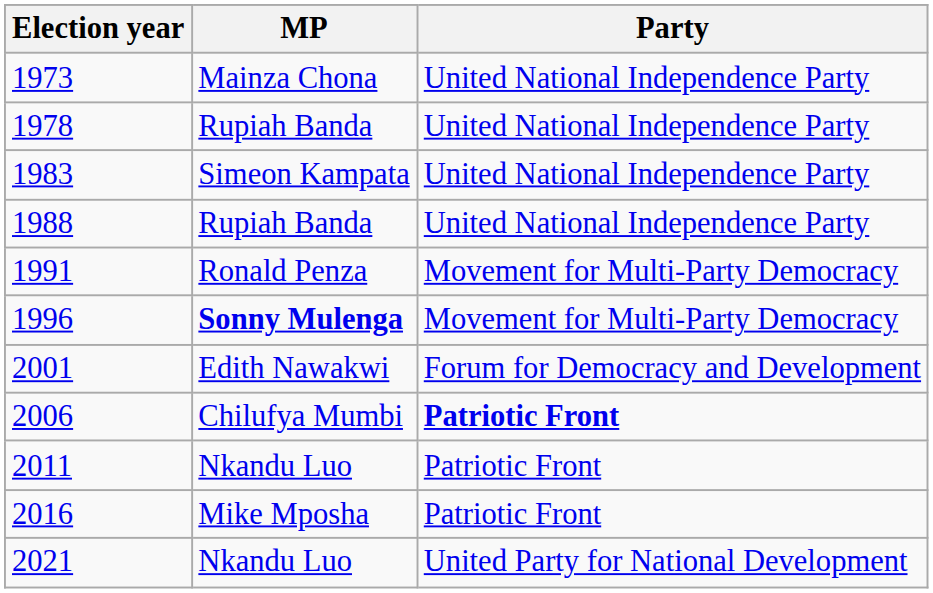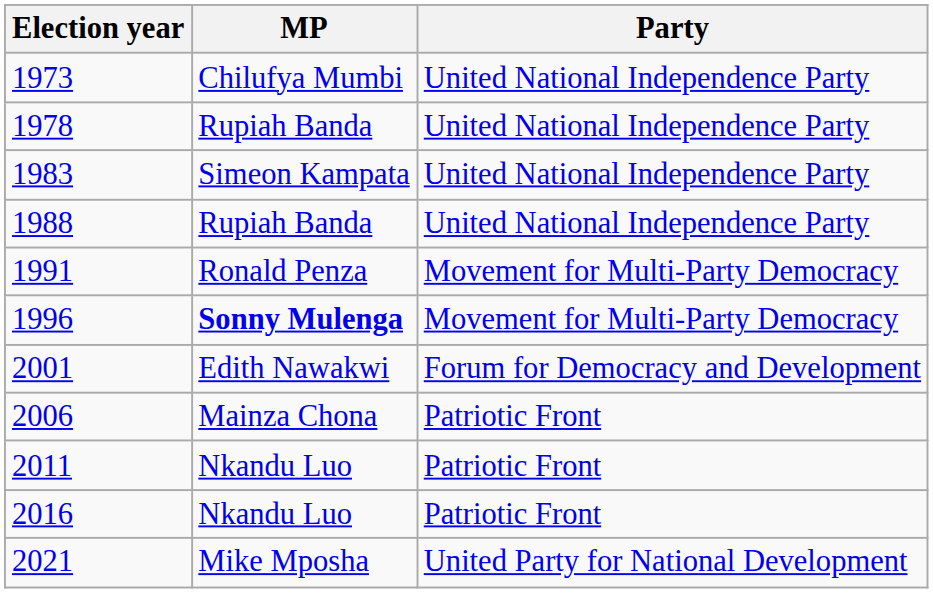(288, 77) Mainza Chona -> (301, 77) Chilufya Mumbi
(301, 416) Chilufya Mumbi -> (288, 416) Mainza Chona
(522, 416) bold -> (512, 416) normal
(284, 513) Mike Mposha -> (275, 513) Nkandu Luo
(275, 561) Nkandu Luo -> (284, 561) Mike Mposha
